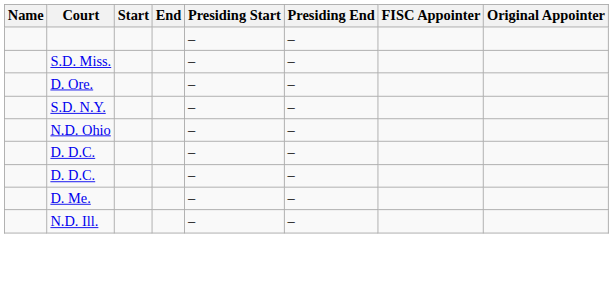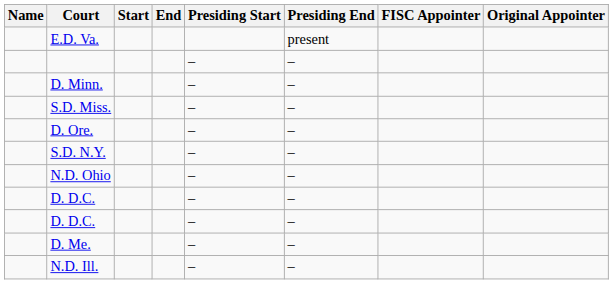+ row: (26, 39)
+ row: (26, 84)
